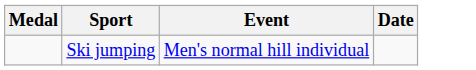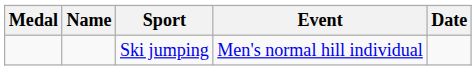+ column: (89, 20)
